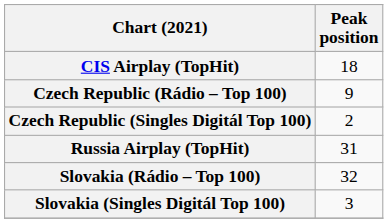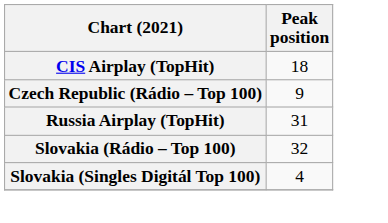- row: (160, 120)
(349, 203) 3 -> (300, 176) 4
